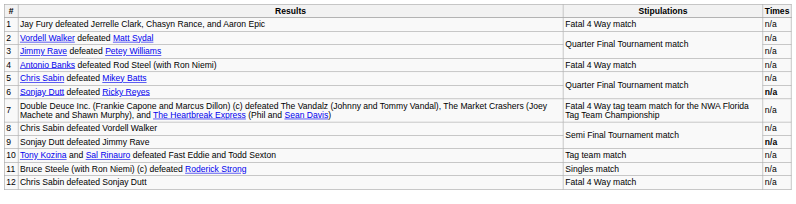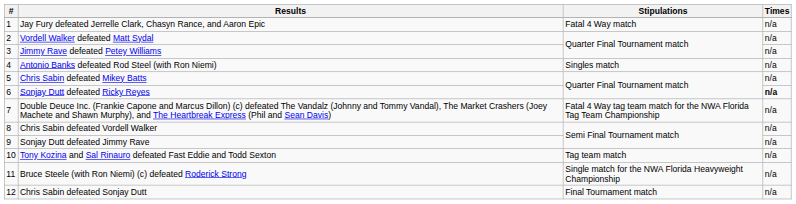(601, 65) Fatal 4 Way match -> (592, 65) Singles match
(771, 142) bold -> (771, 142) normal
(592, 169) Singles match -> (654, 173) Single match for the NWA Florida Heavyweight Championship
(601, 182) Fatal 4 Way match -> (611, 192) Final Tournament match
